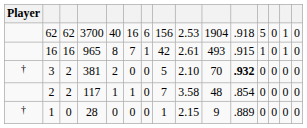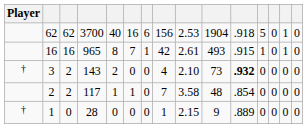(92, 71) 381 -> (92, 71) 143
(164, 71) 5 -> (164, 71) 4
(216, 71) 70 -> (216, 71) 73
